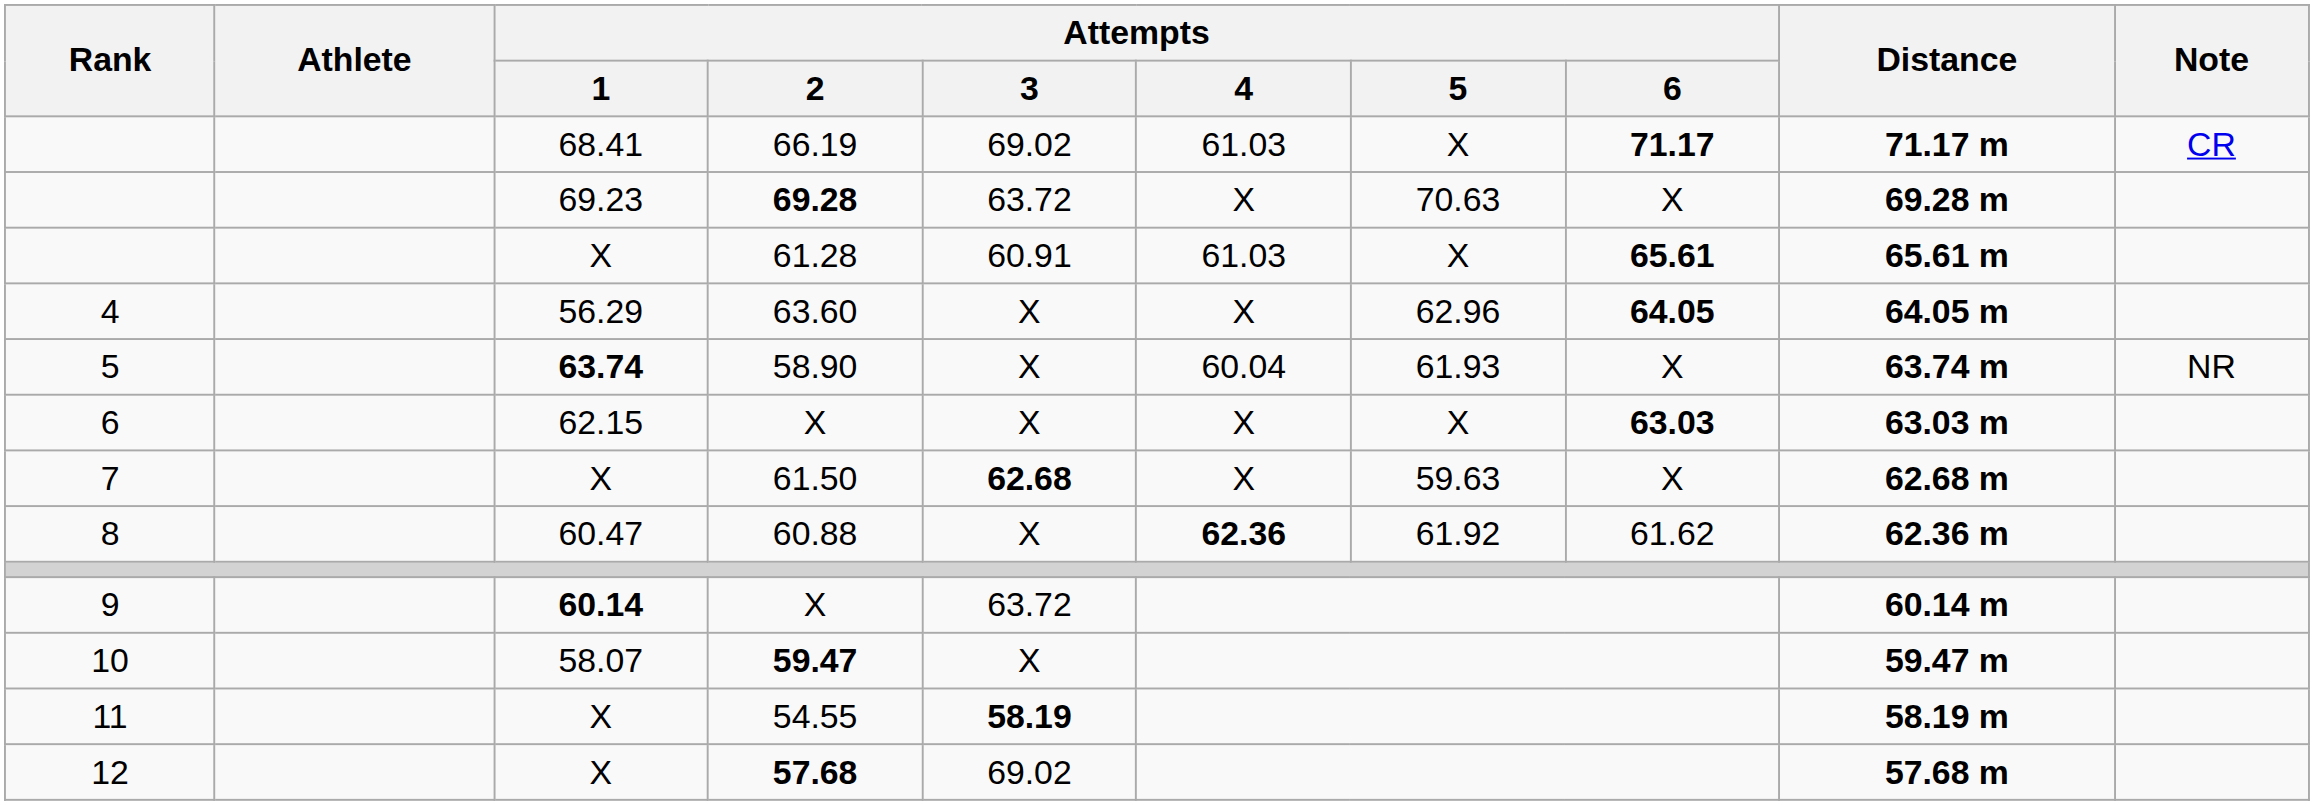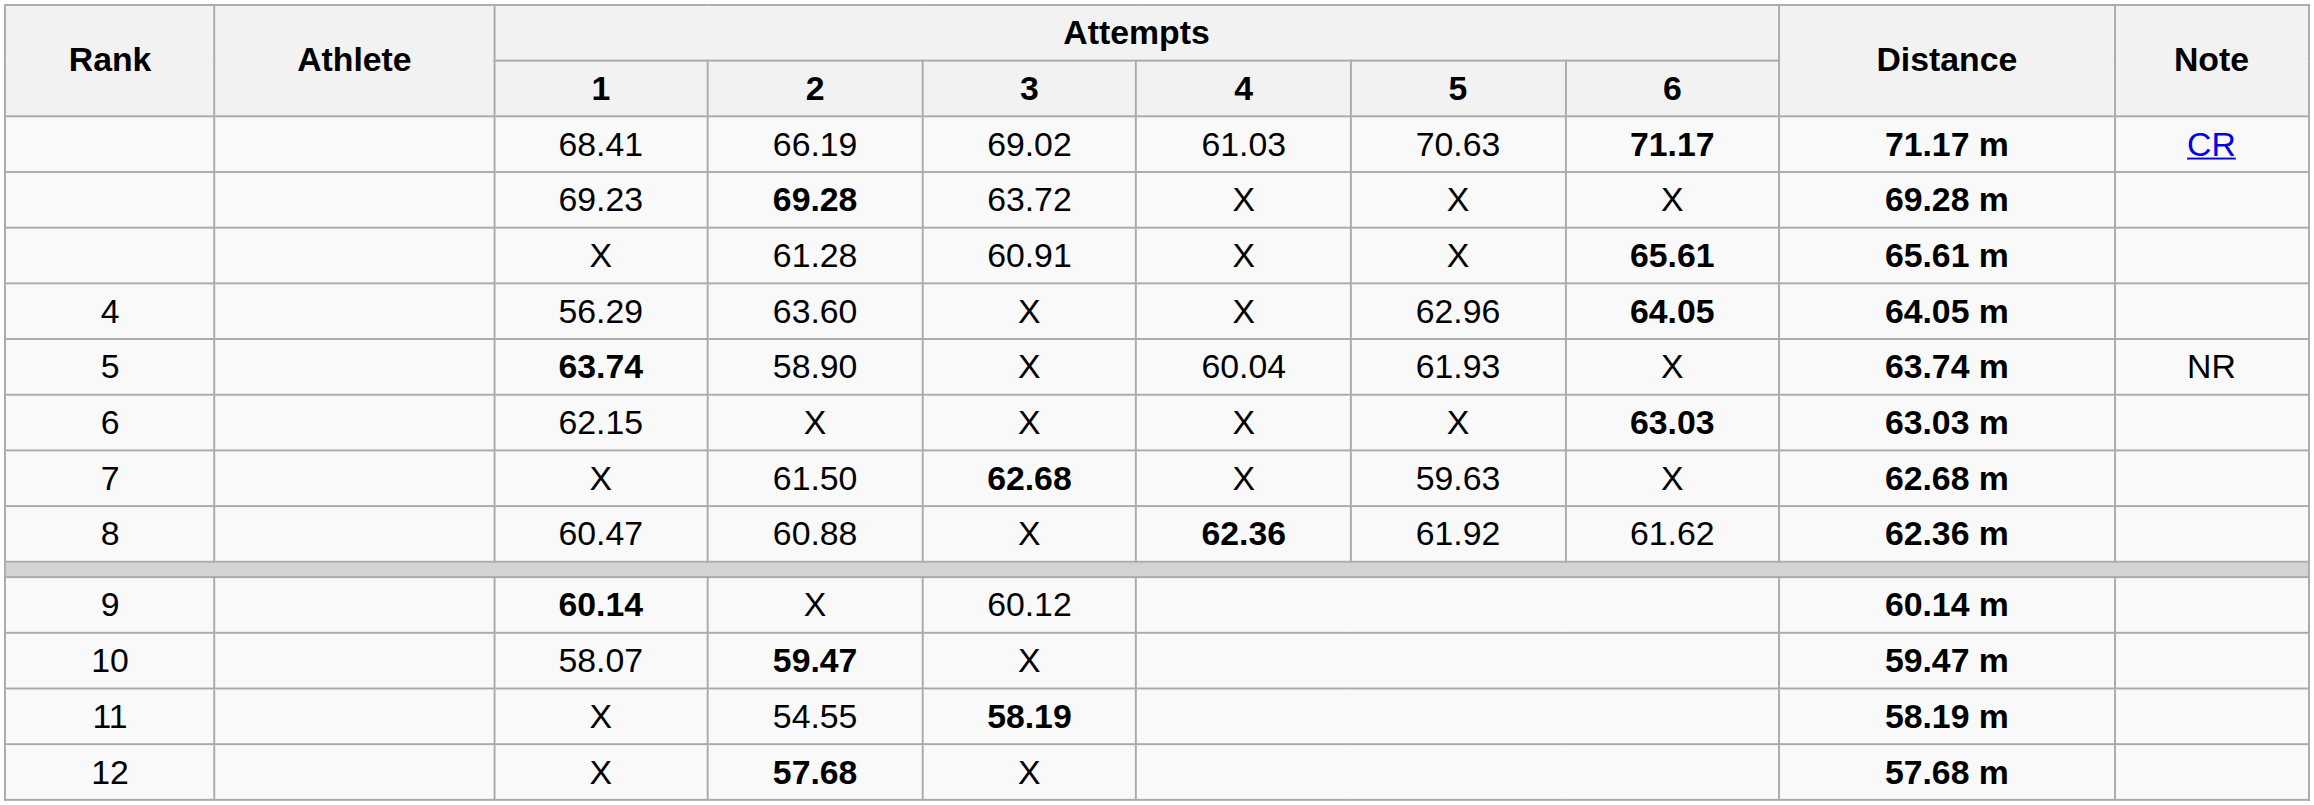(1458, 143) X -> (1458, 143) 70.63
(1458, 199) 70.63 -> (1458, 199) X
(1244, 254) 61.03 -> (1244, 254) X
(1029, 604) 63.72 -> (1029, 604) 60.12
(1029, 772) 69.02 -> (1029, 772) X
